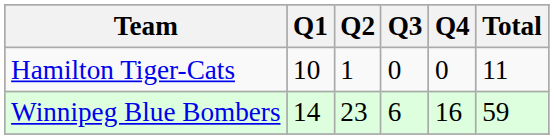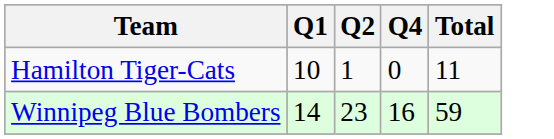- column: (405, 26)
